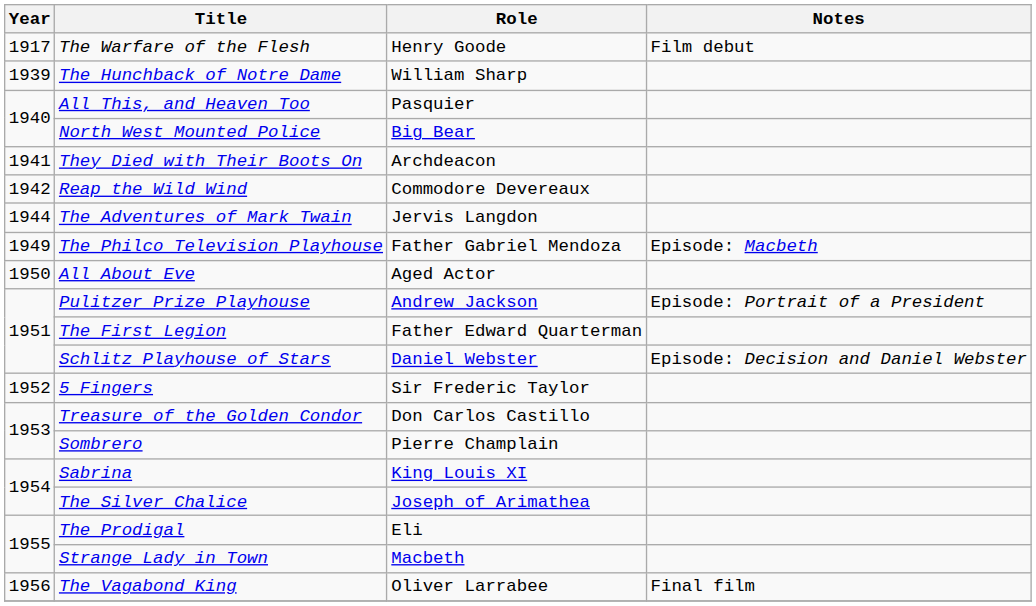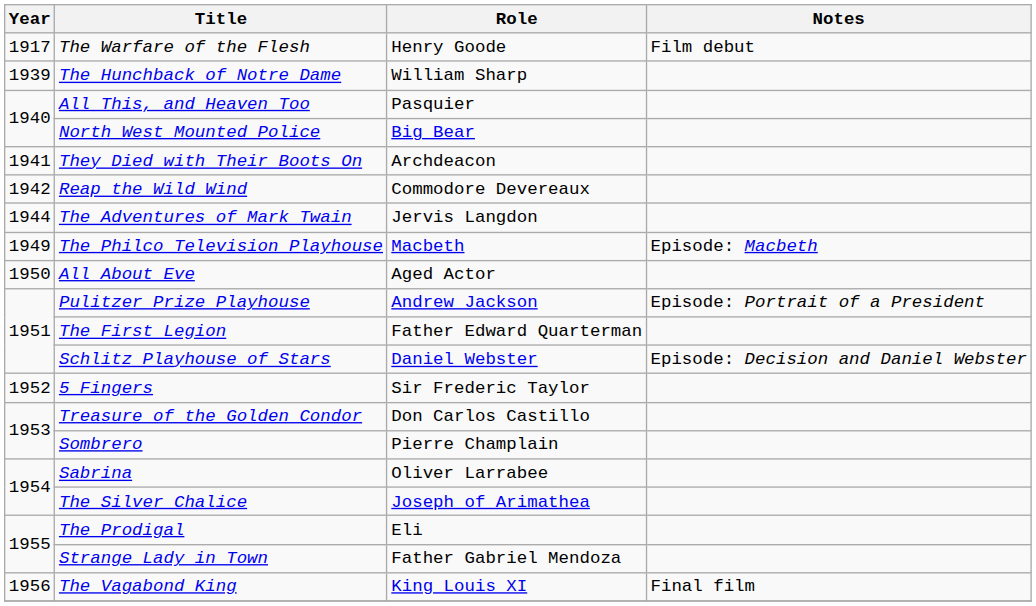(506, 246) Father Gabriel Mendoza -> (428, 246) Macbeth
(459, 473) King Louis XI -> (470, 473) Oliver Larrabee
(428, 558) Macbeth -> (506, 558) Father Gabriel Mendoza
(470, 587) Oliver Larrabee -> (459, 587) King Louis XI
